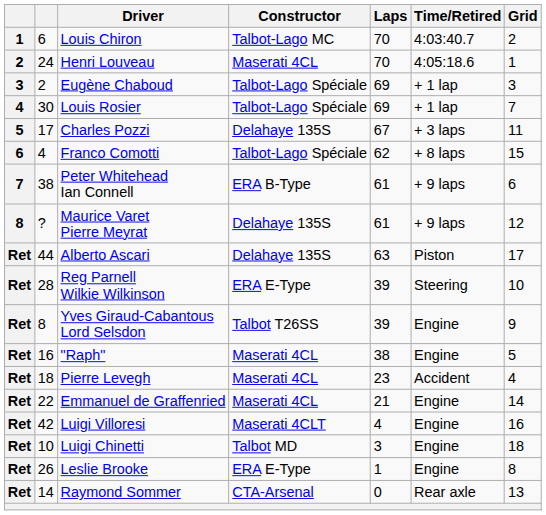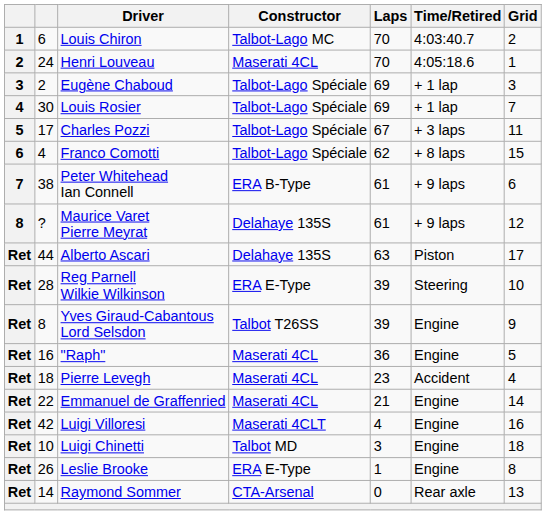(282, 130) Delahaye 135S -> (300, 130) Talbot-Lago Spéciale
(382, 355) 38 -> (382, 355) 36
